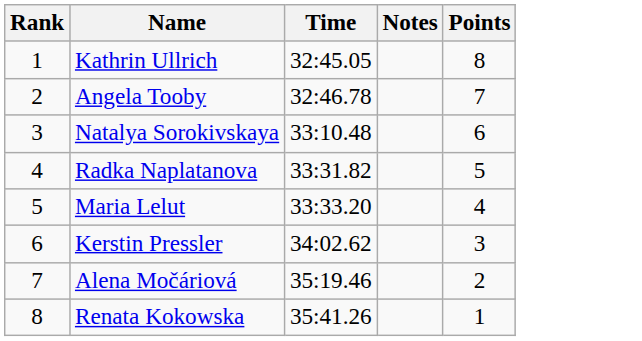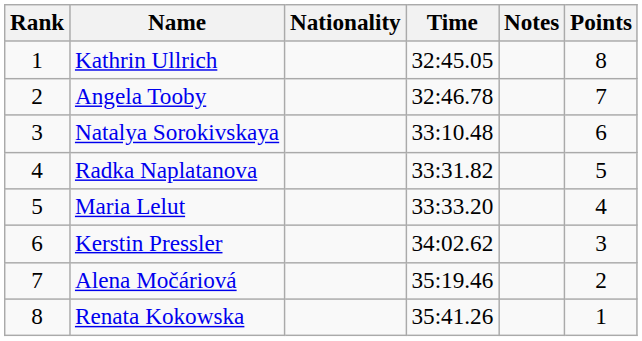+ column: (345, 22)
